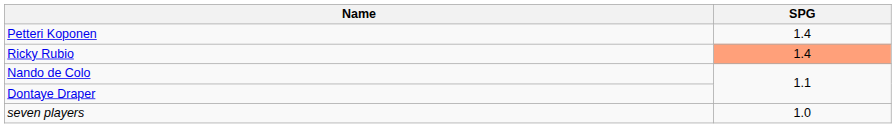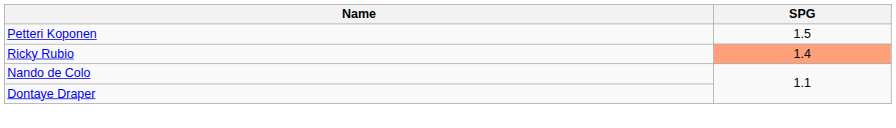(802, 34) 1.4 -> (802, 34) 1.5
- row: (46, 113)
